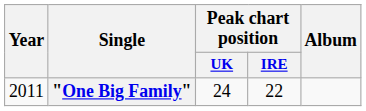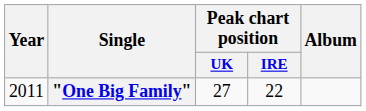(222, 91) 24 -> (222, 91) 27
